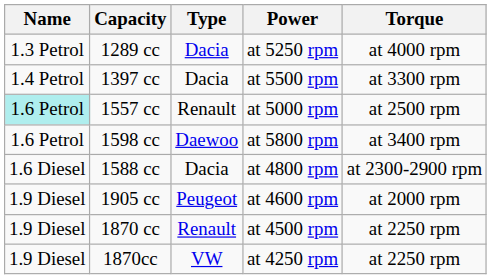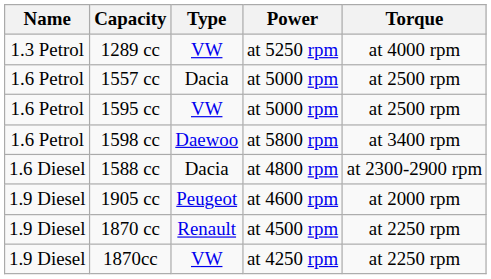(207, 49) Dacia -> (207, 49) VW
- row: (130, 79)
(47, 109) paleturquoise background -> (47, 79) no background
(207, 109) Renault -> (207, 79) Dacia
+ row: (130, 109)
